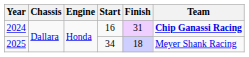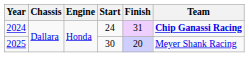(110, 28) 16 -> (110, 28) 24
(110, 44) 34 -> (110, 44) 30
(138, 44) 18 -> (138, 44) 20
